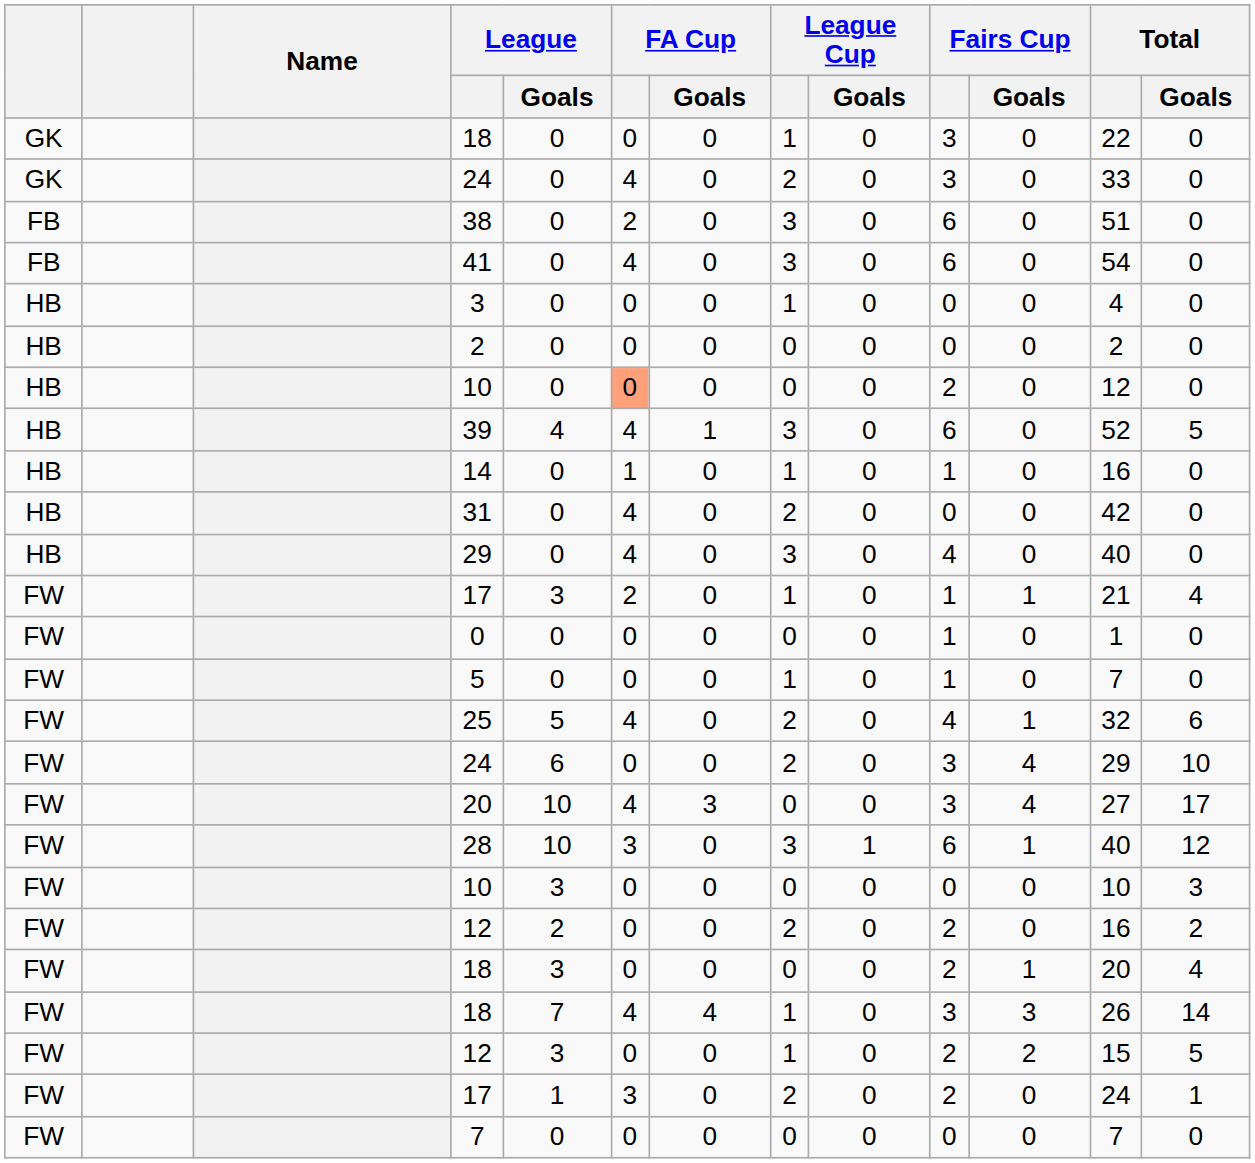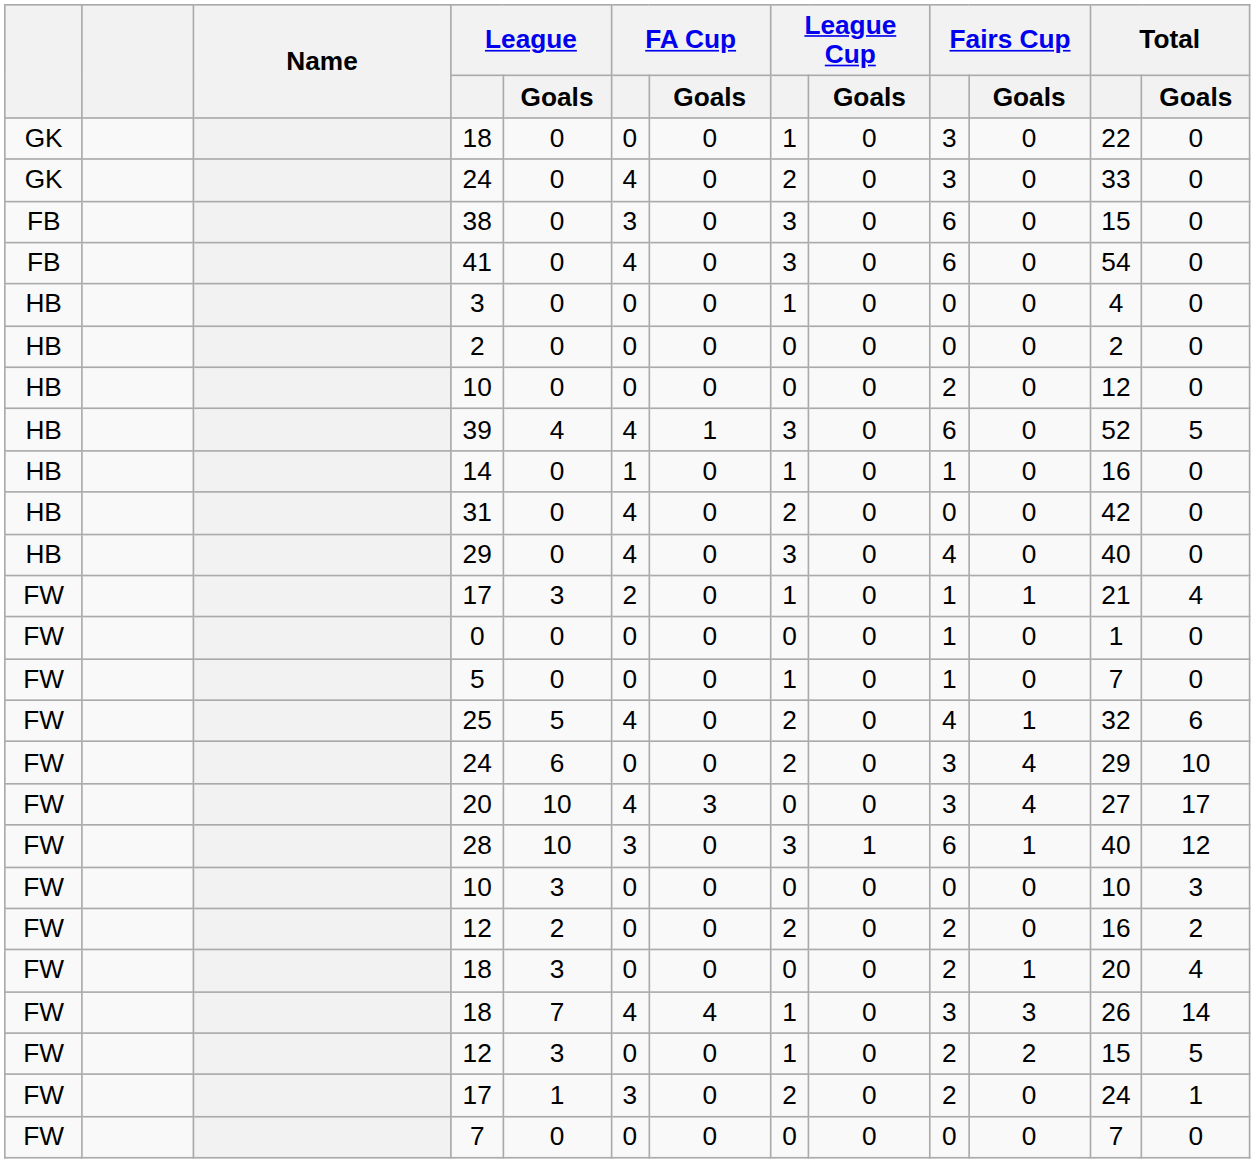(630, 221) 2 -> (630, 221) 3
(1116, 221) 51 -> (1116, 221) 15
(630, 387) lightsalmon background -> (630, 387) no background
